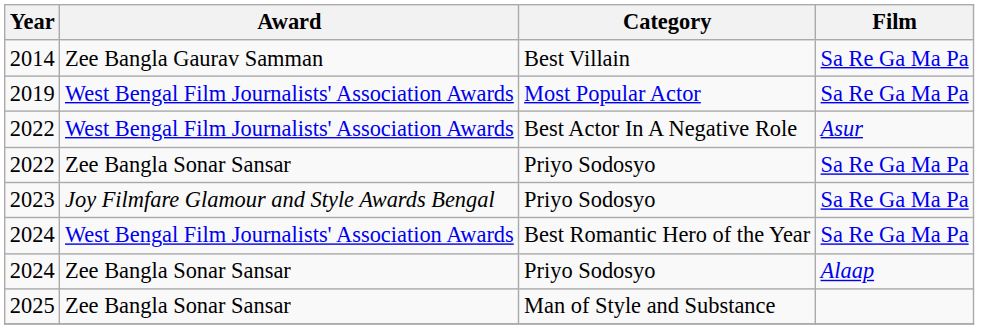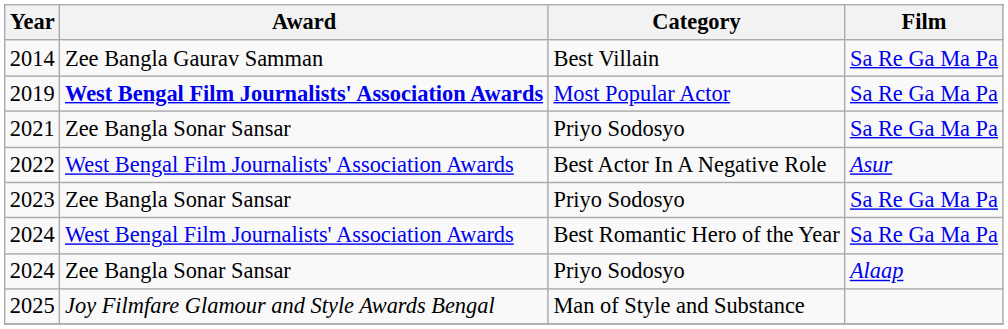(289, 93) normal -> (304, 93) bold
+ row: (32, 128)
- row: (32, 164)
(280, 199) Joy Filmfare Glamour and Style Awards Bengal -> (178, 199) Zee Bangla Sonar Sansar
(178, 306) Zee Bangla Sonar Sansar -> (280, 306) Joy Filmfare Glamour and Style Awards Bengal
